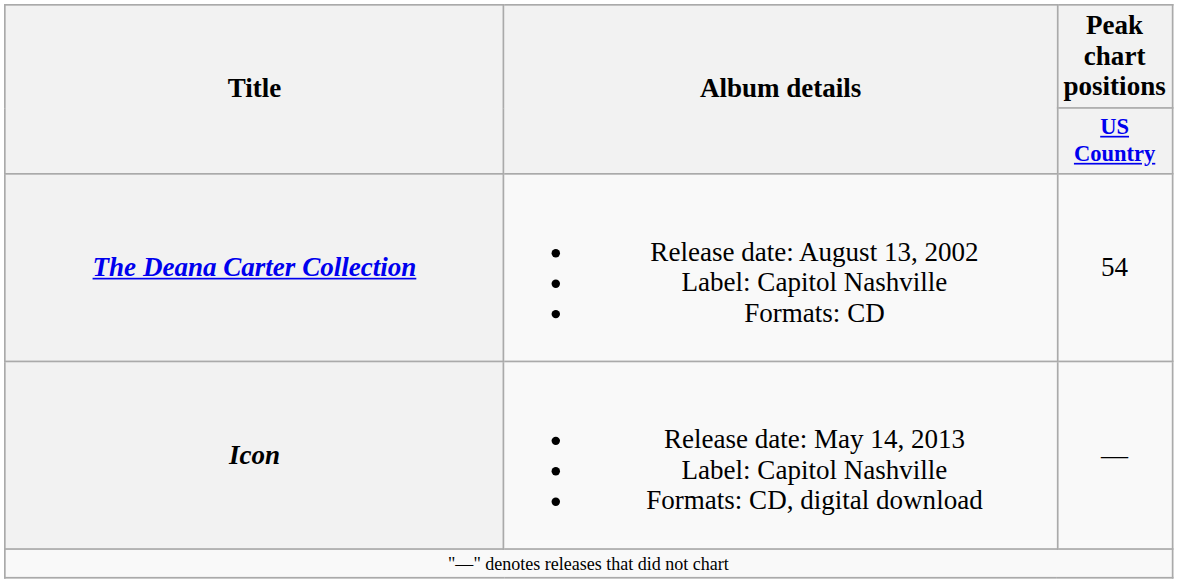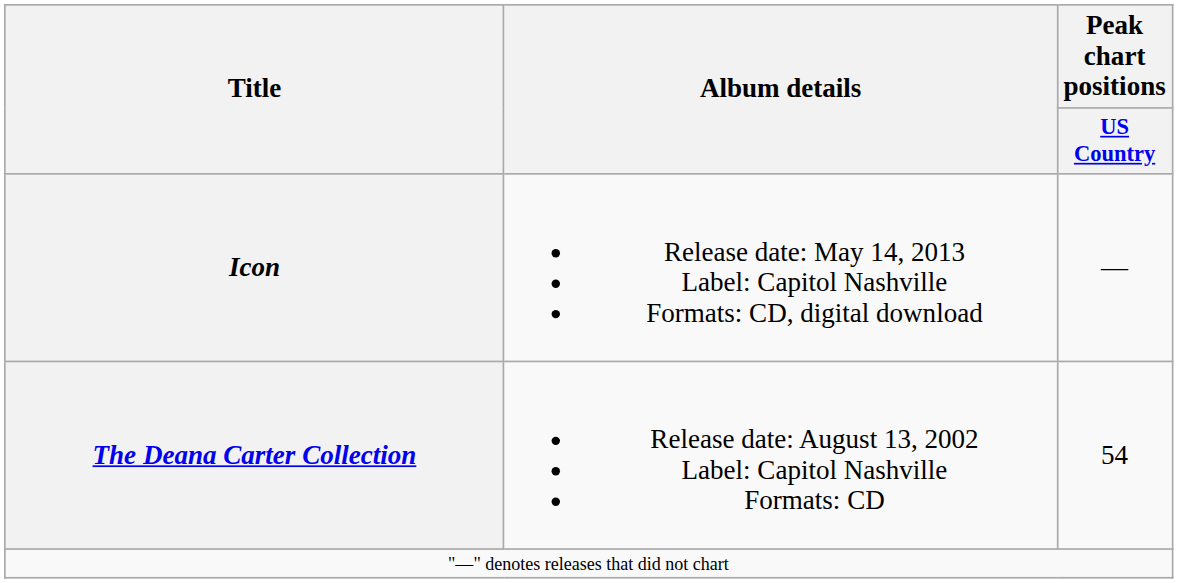rows swapped: (254, 267) <-> (254, 455)
